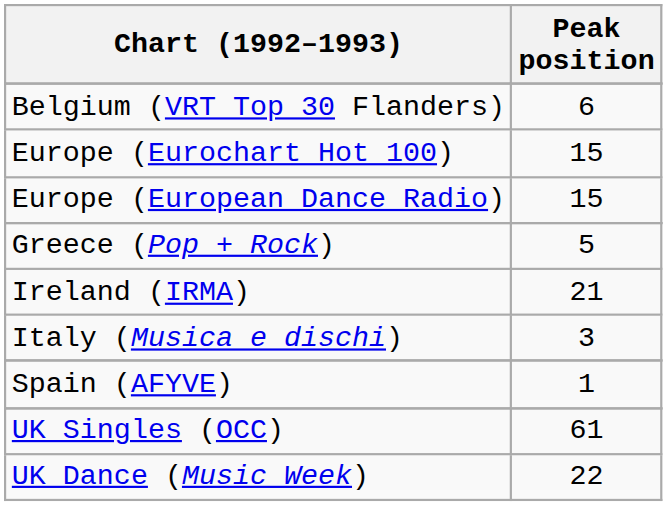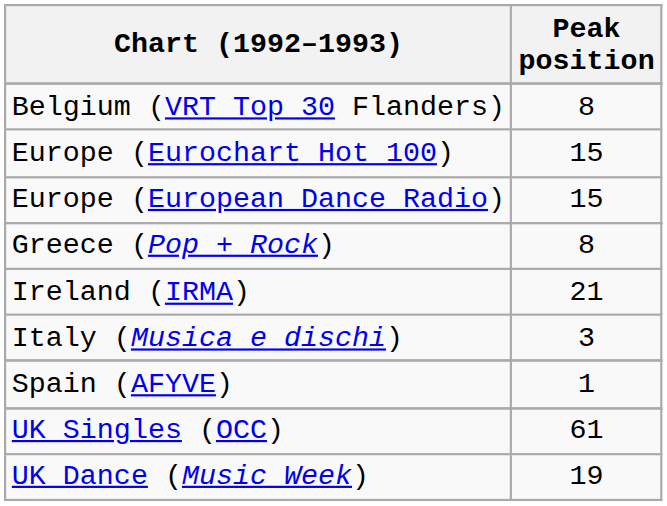(587, 107) 6 -> (587, 107) 8
(587, 246) 5 -> (587, 246) 8
(587, 477) 22 -> (587, 477) 19
